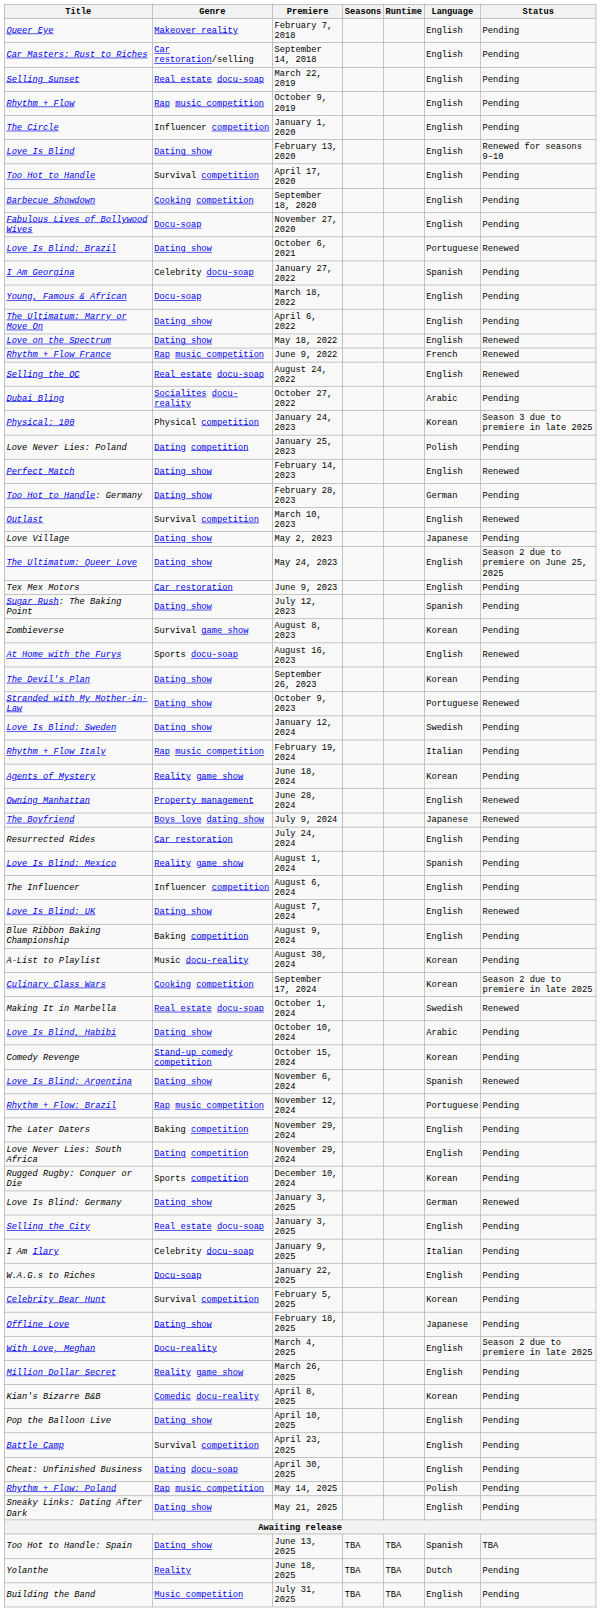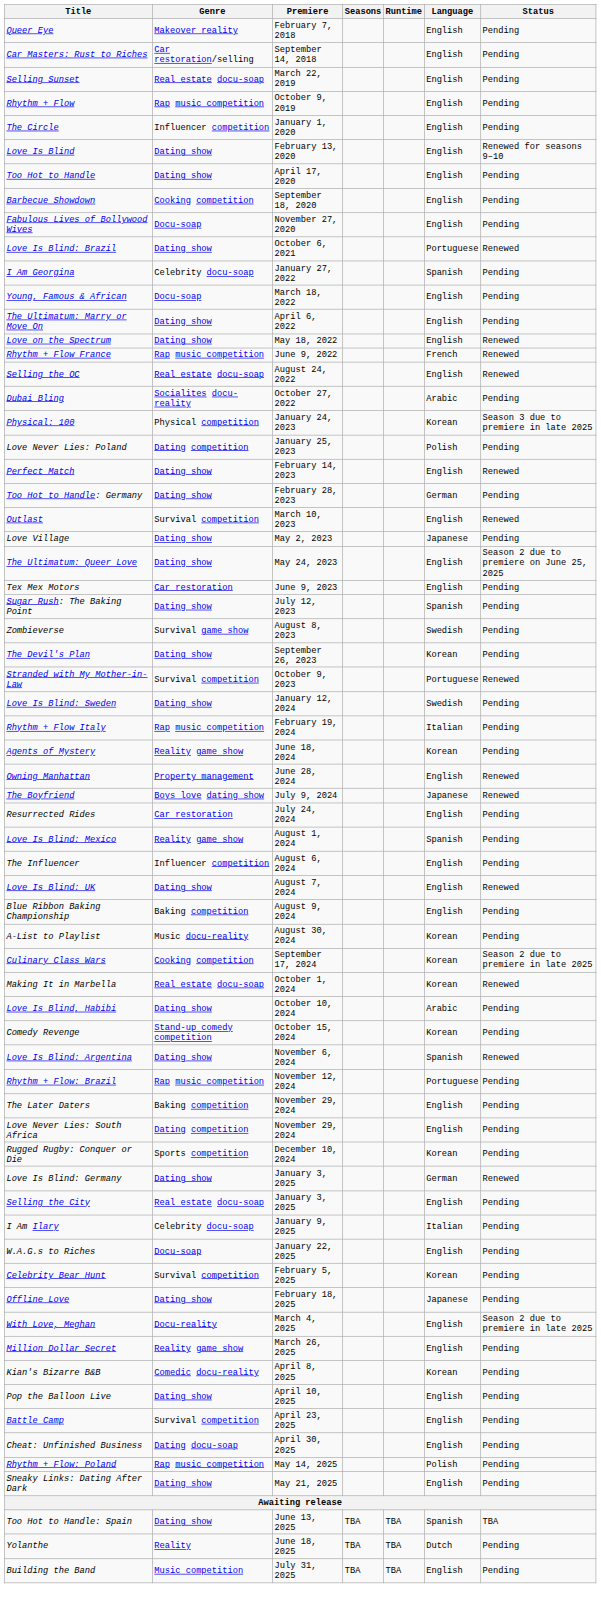(207, 176) Survival competition -> (183, 176) Dating show
(442, 631) Korean -> (444, 631) Swedish
- row: (64, 655)
(183, 704) Dating show -> (207, 679) Survival competition
(444, 1009) Swedish -> (442, 985) Korean
